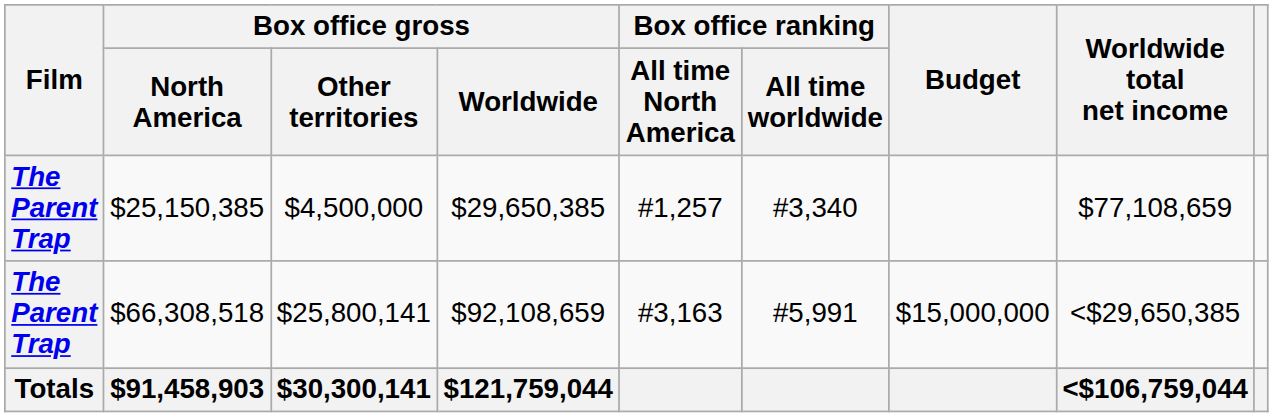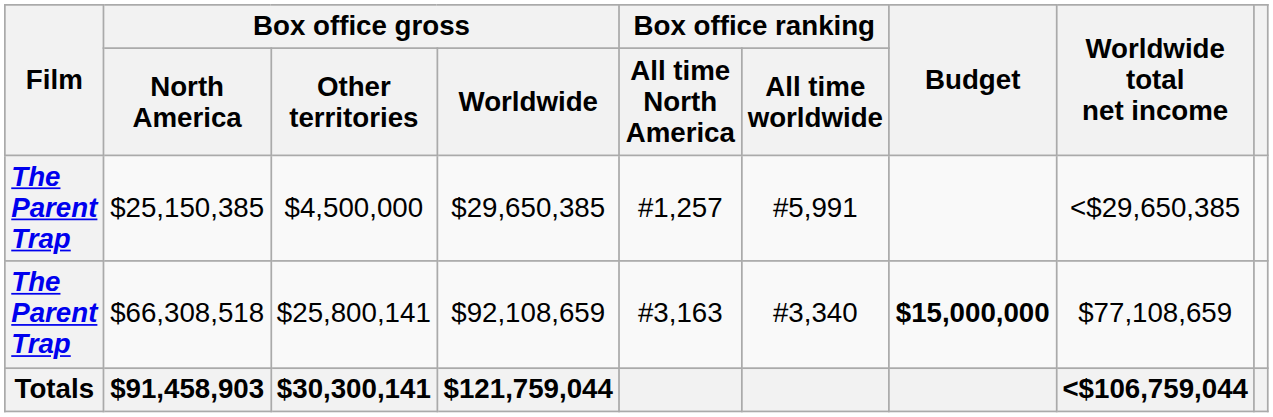(815, 207) #3,340 -> (815, 207) #5,991
(1155, 207) $77,108,659 -> (1155, 207) <$29,650,385
(815, 313) #5,991 -> (815, 313) #3,340
(973, 313) normal -> (973, 313) bold
(1155, 313) <$29,650,385 -> (1155, 313) $77,108,659
